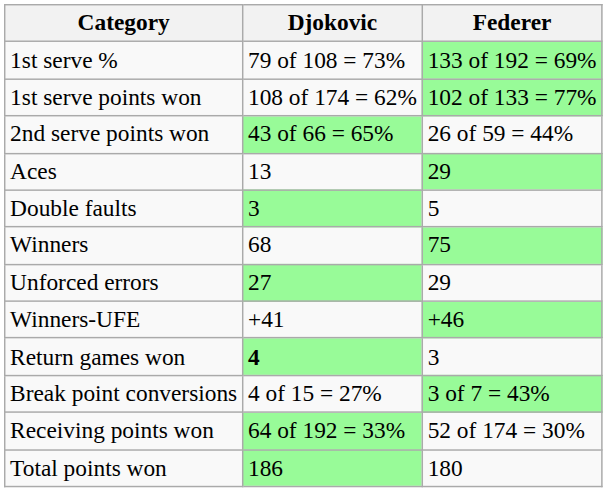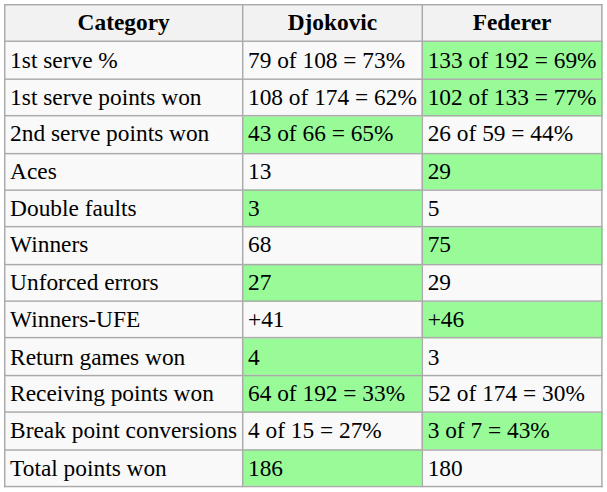(254, 356) bold -> (254, 356) normal
rows swapped: (124, 393) <-> (112, 430)
